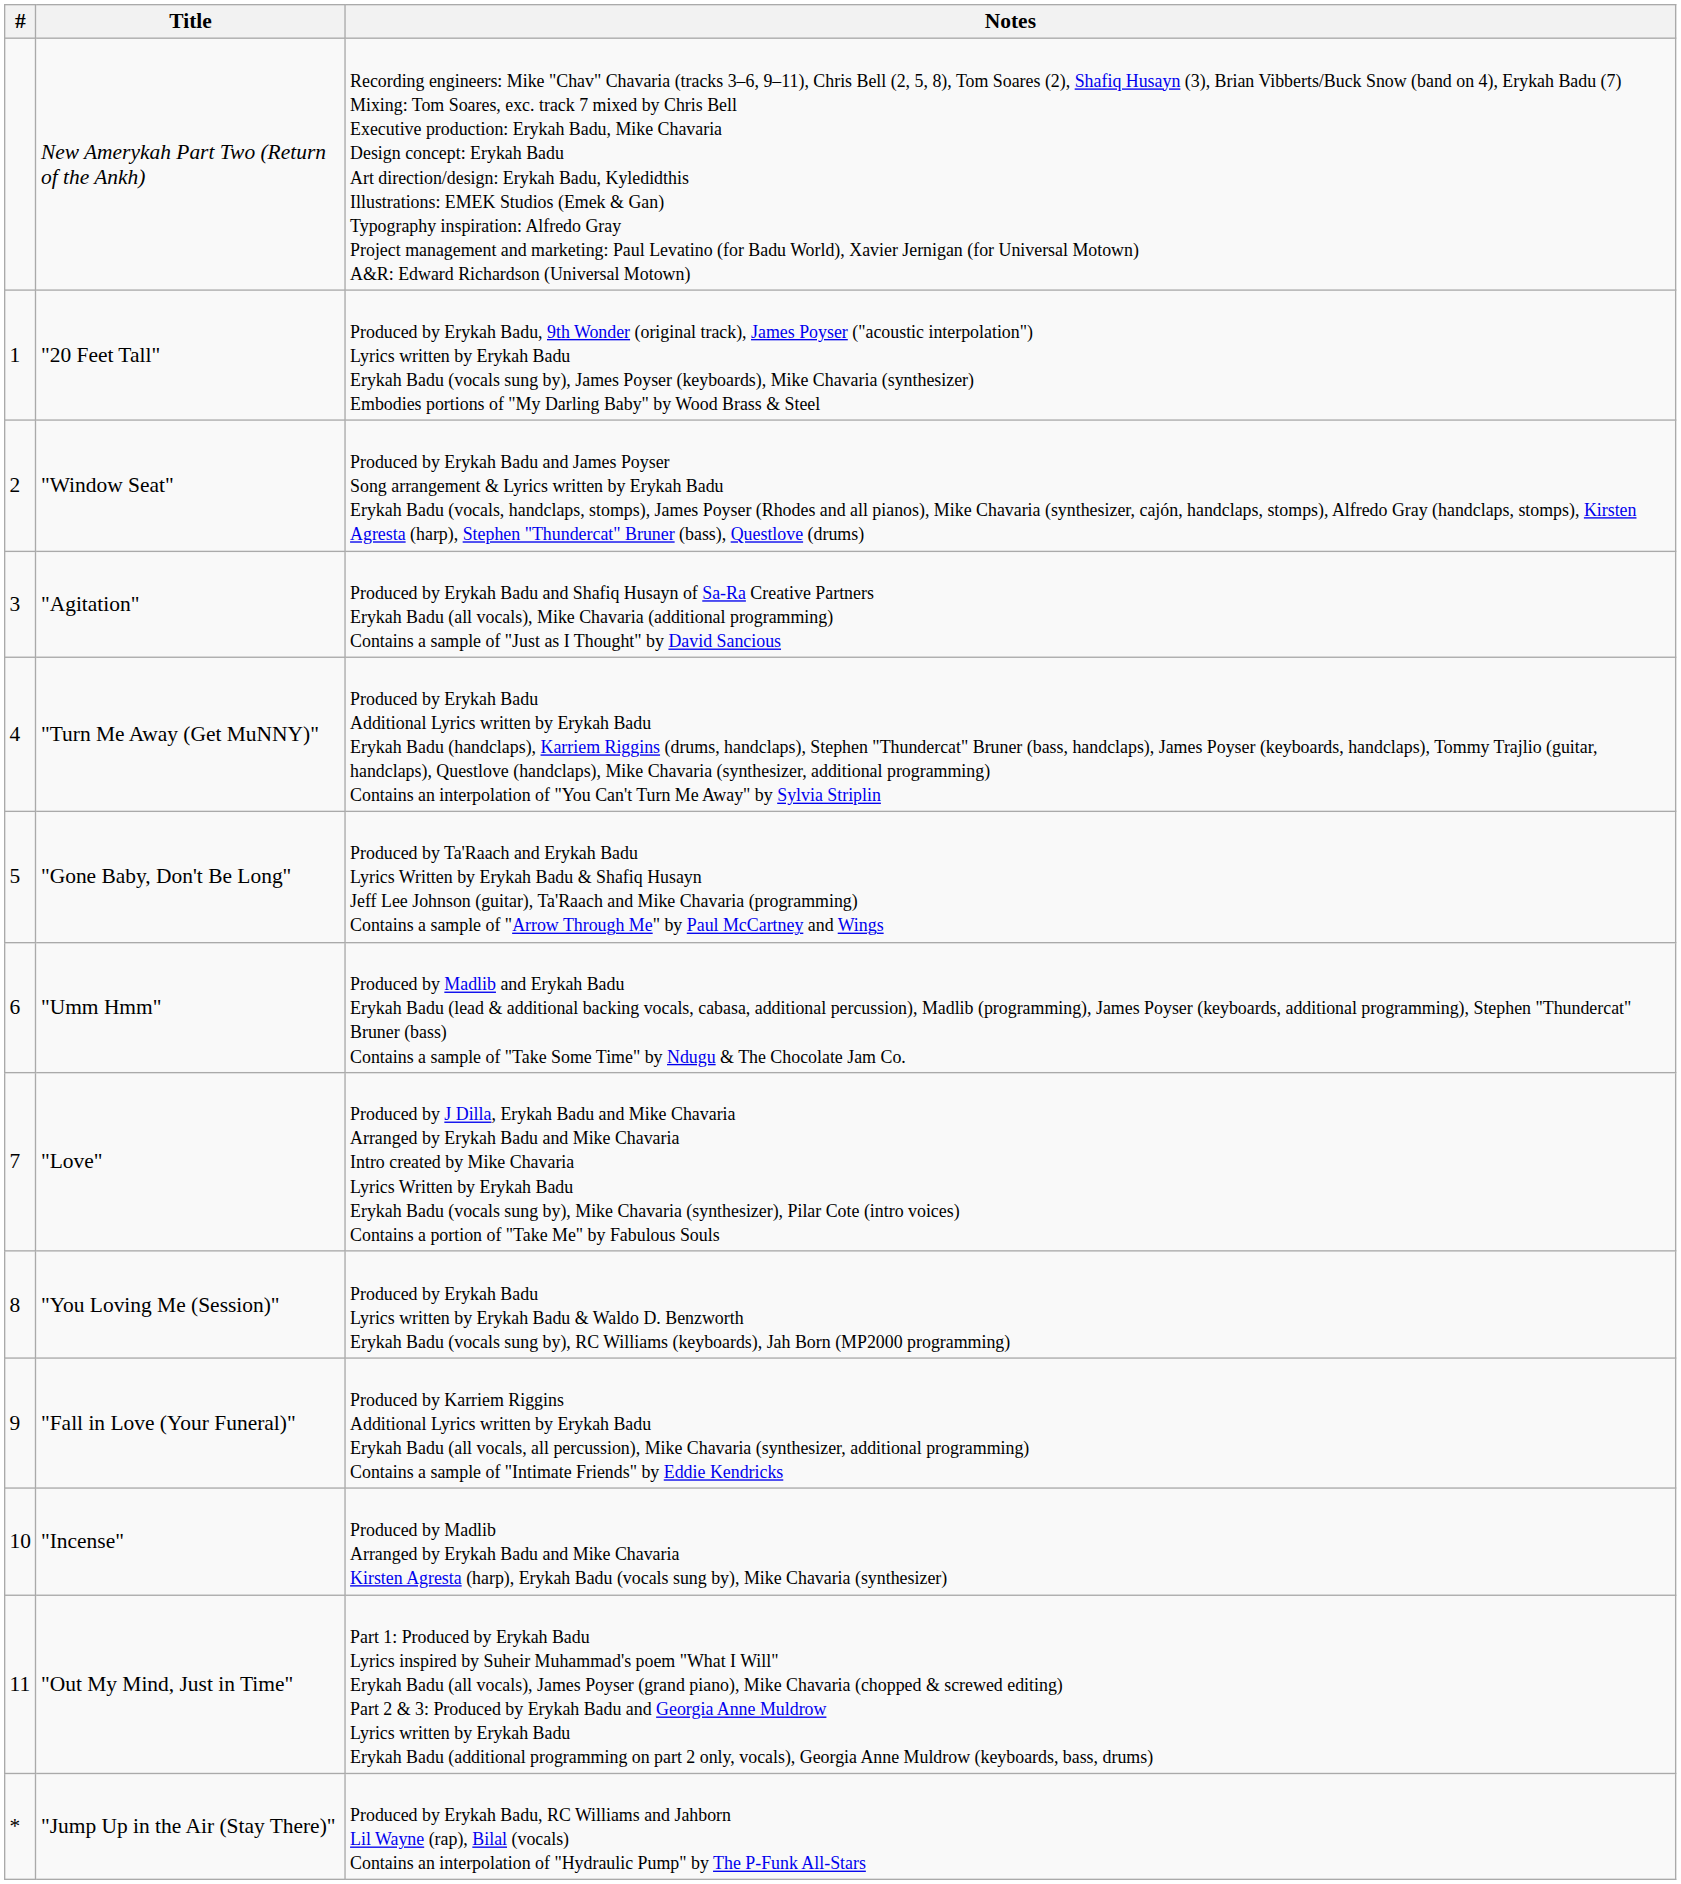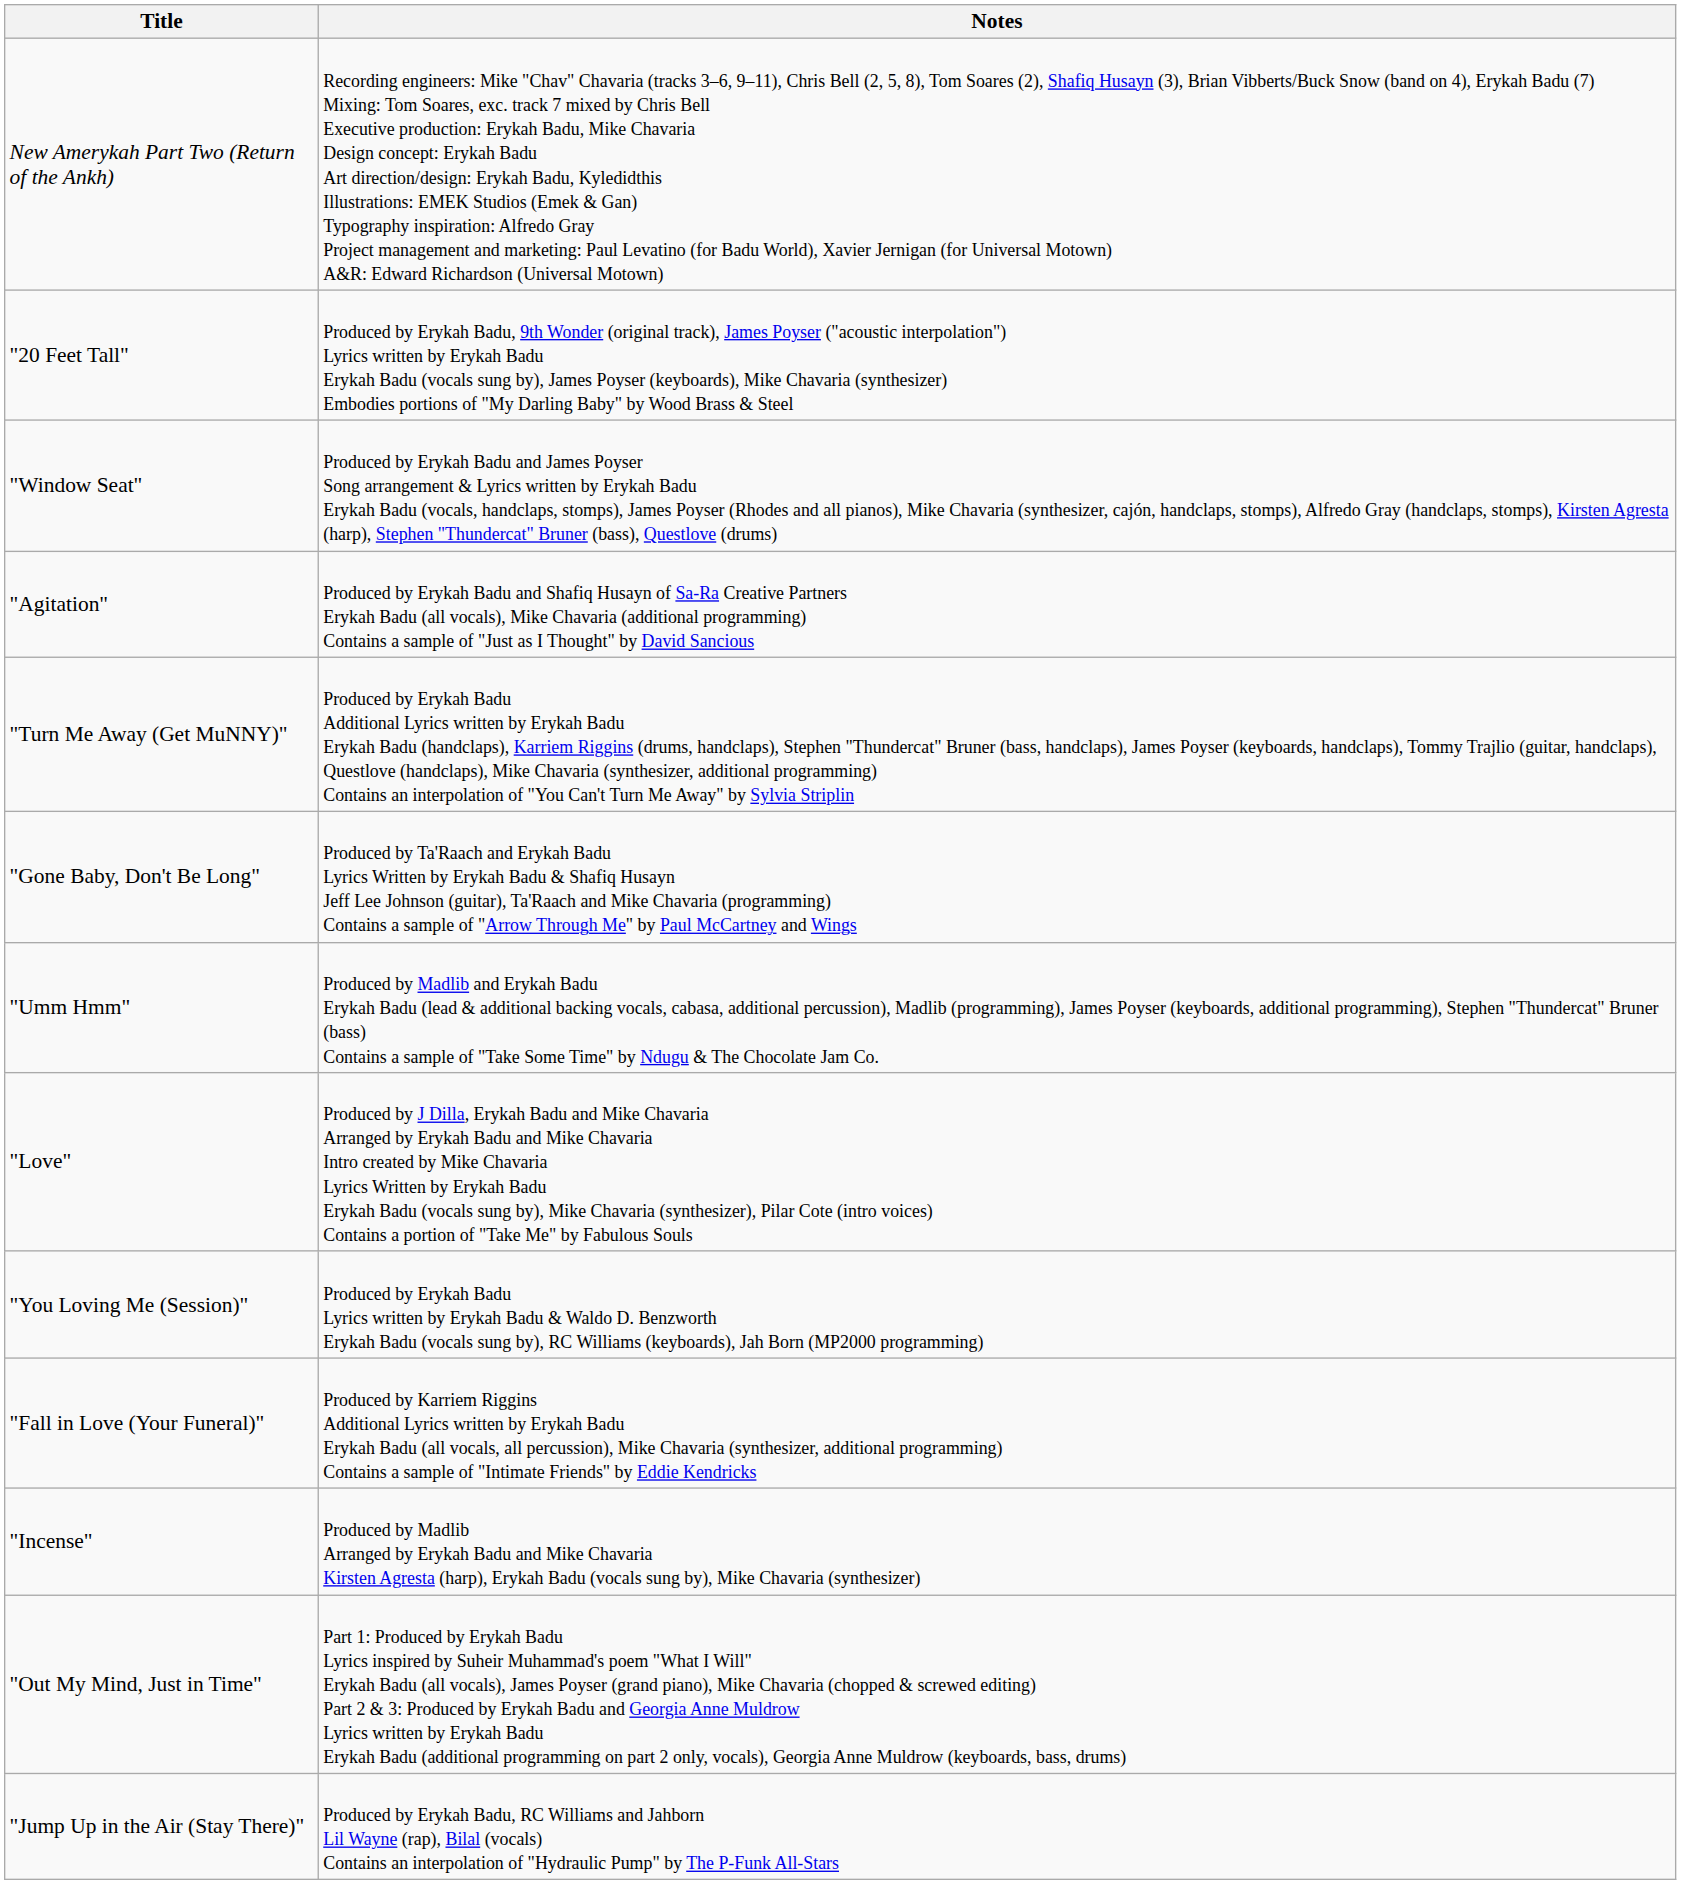- column: (20, 21)
